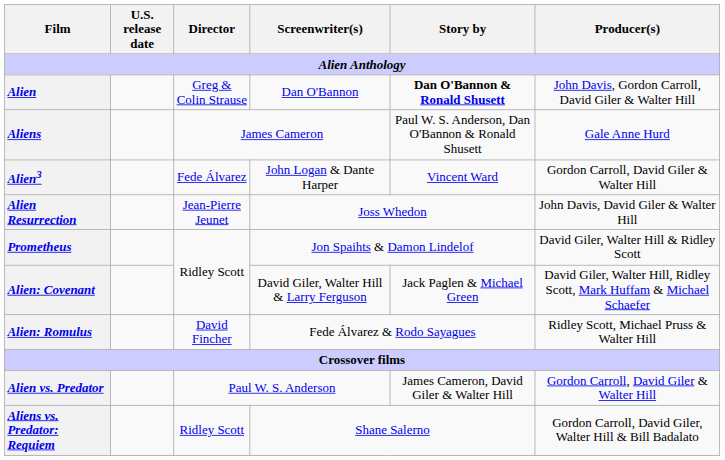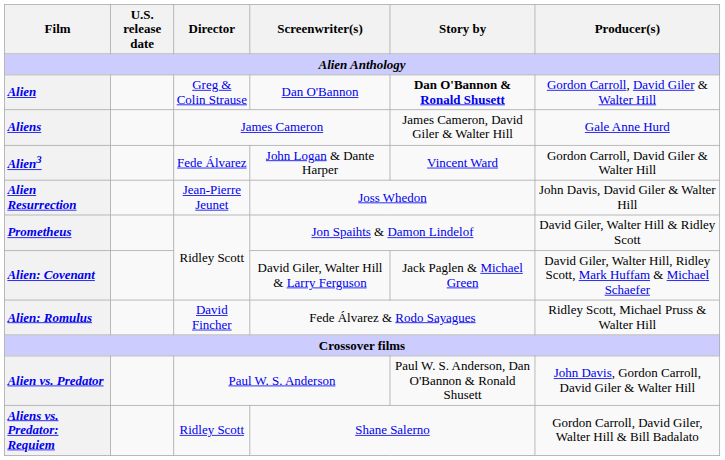(627, 92) John Davis, Gordon Carroll, David Giler & Walter Hill -> (627, 92) Gordon Carroll, David Giler & Walter Hill
(463, 134) Paul W. S. Anderson, Dan O'Bannon & Ronald Shusett -> (463, 127) James Cameron, David Giler & Walter Hill
(463, 387) James Cameron, David Giler & Walter Hill -> (463, 380) Paul W. S. Anderson, Dan O'Bannon & Ronald Shusett
(627, 387) Gordon Carroll, David Giler & Walter Hill -> (627, 380) John Davis, Gordon Carroll, David Giler & Walter Hill
